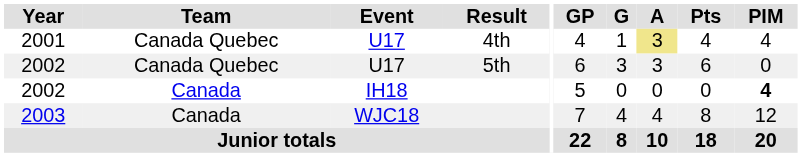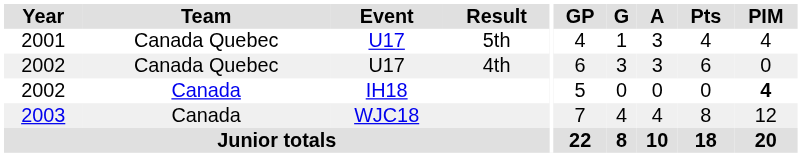(497, 41) 4th -> (497, 41) 5th
(657, 41) khaki background -> (657, 41) no background
(497, 65) 5th -> (497, 65) 4th
